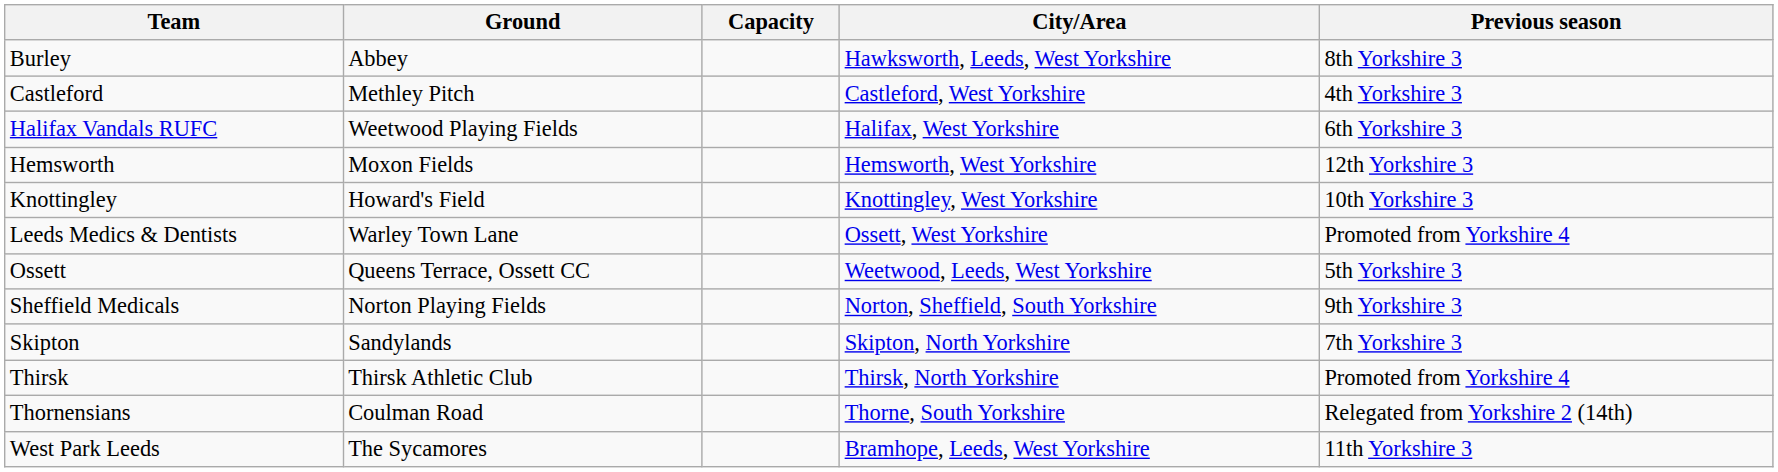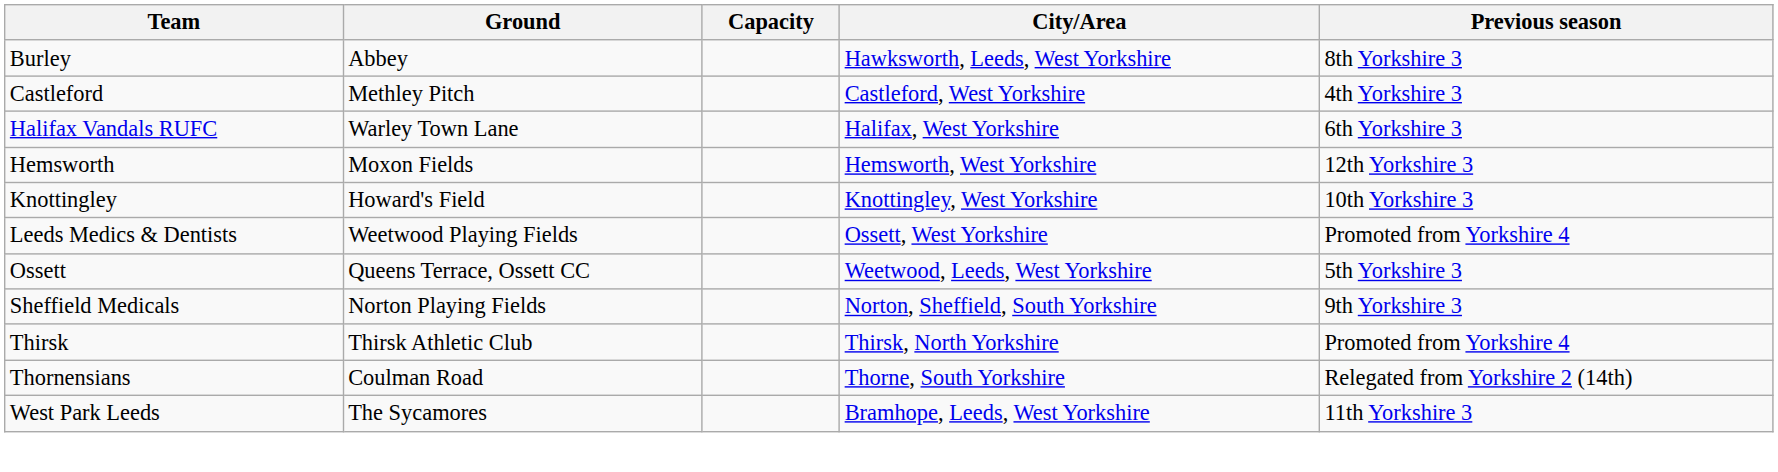(463, 128) Weetwood Playing Fields -> (433, 128) Warley Town Lane
(433, 235) Warley Town Lane -> (463, 235) Weetwood Playing Fields
- row: (45, 341)
